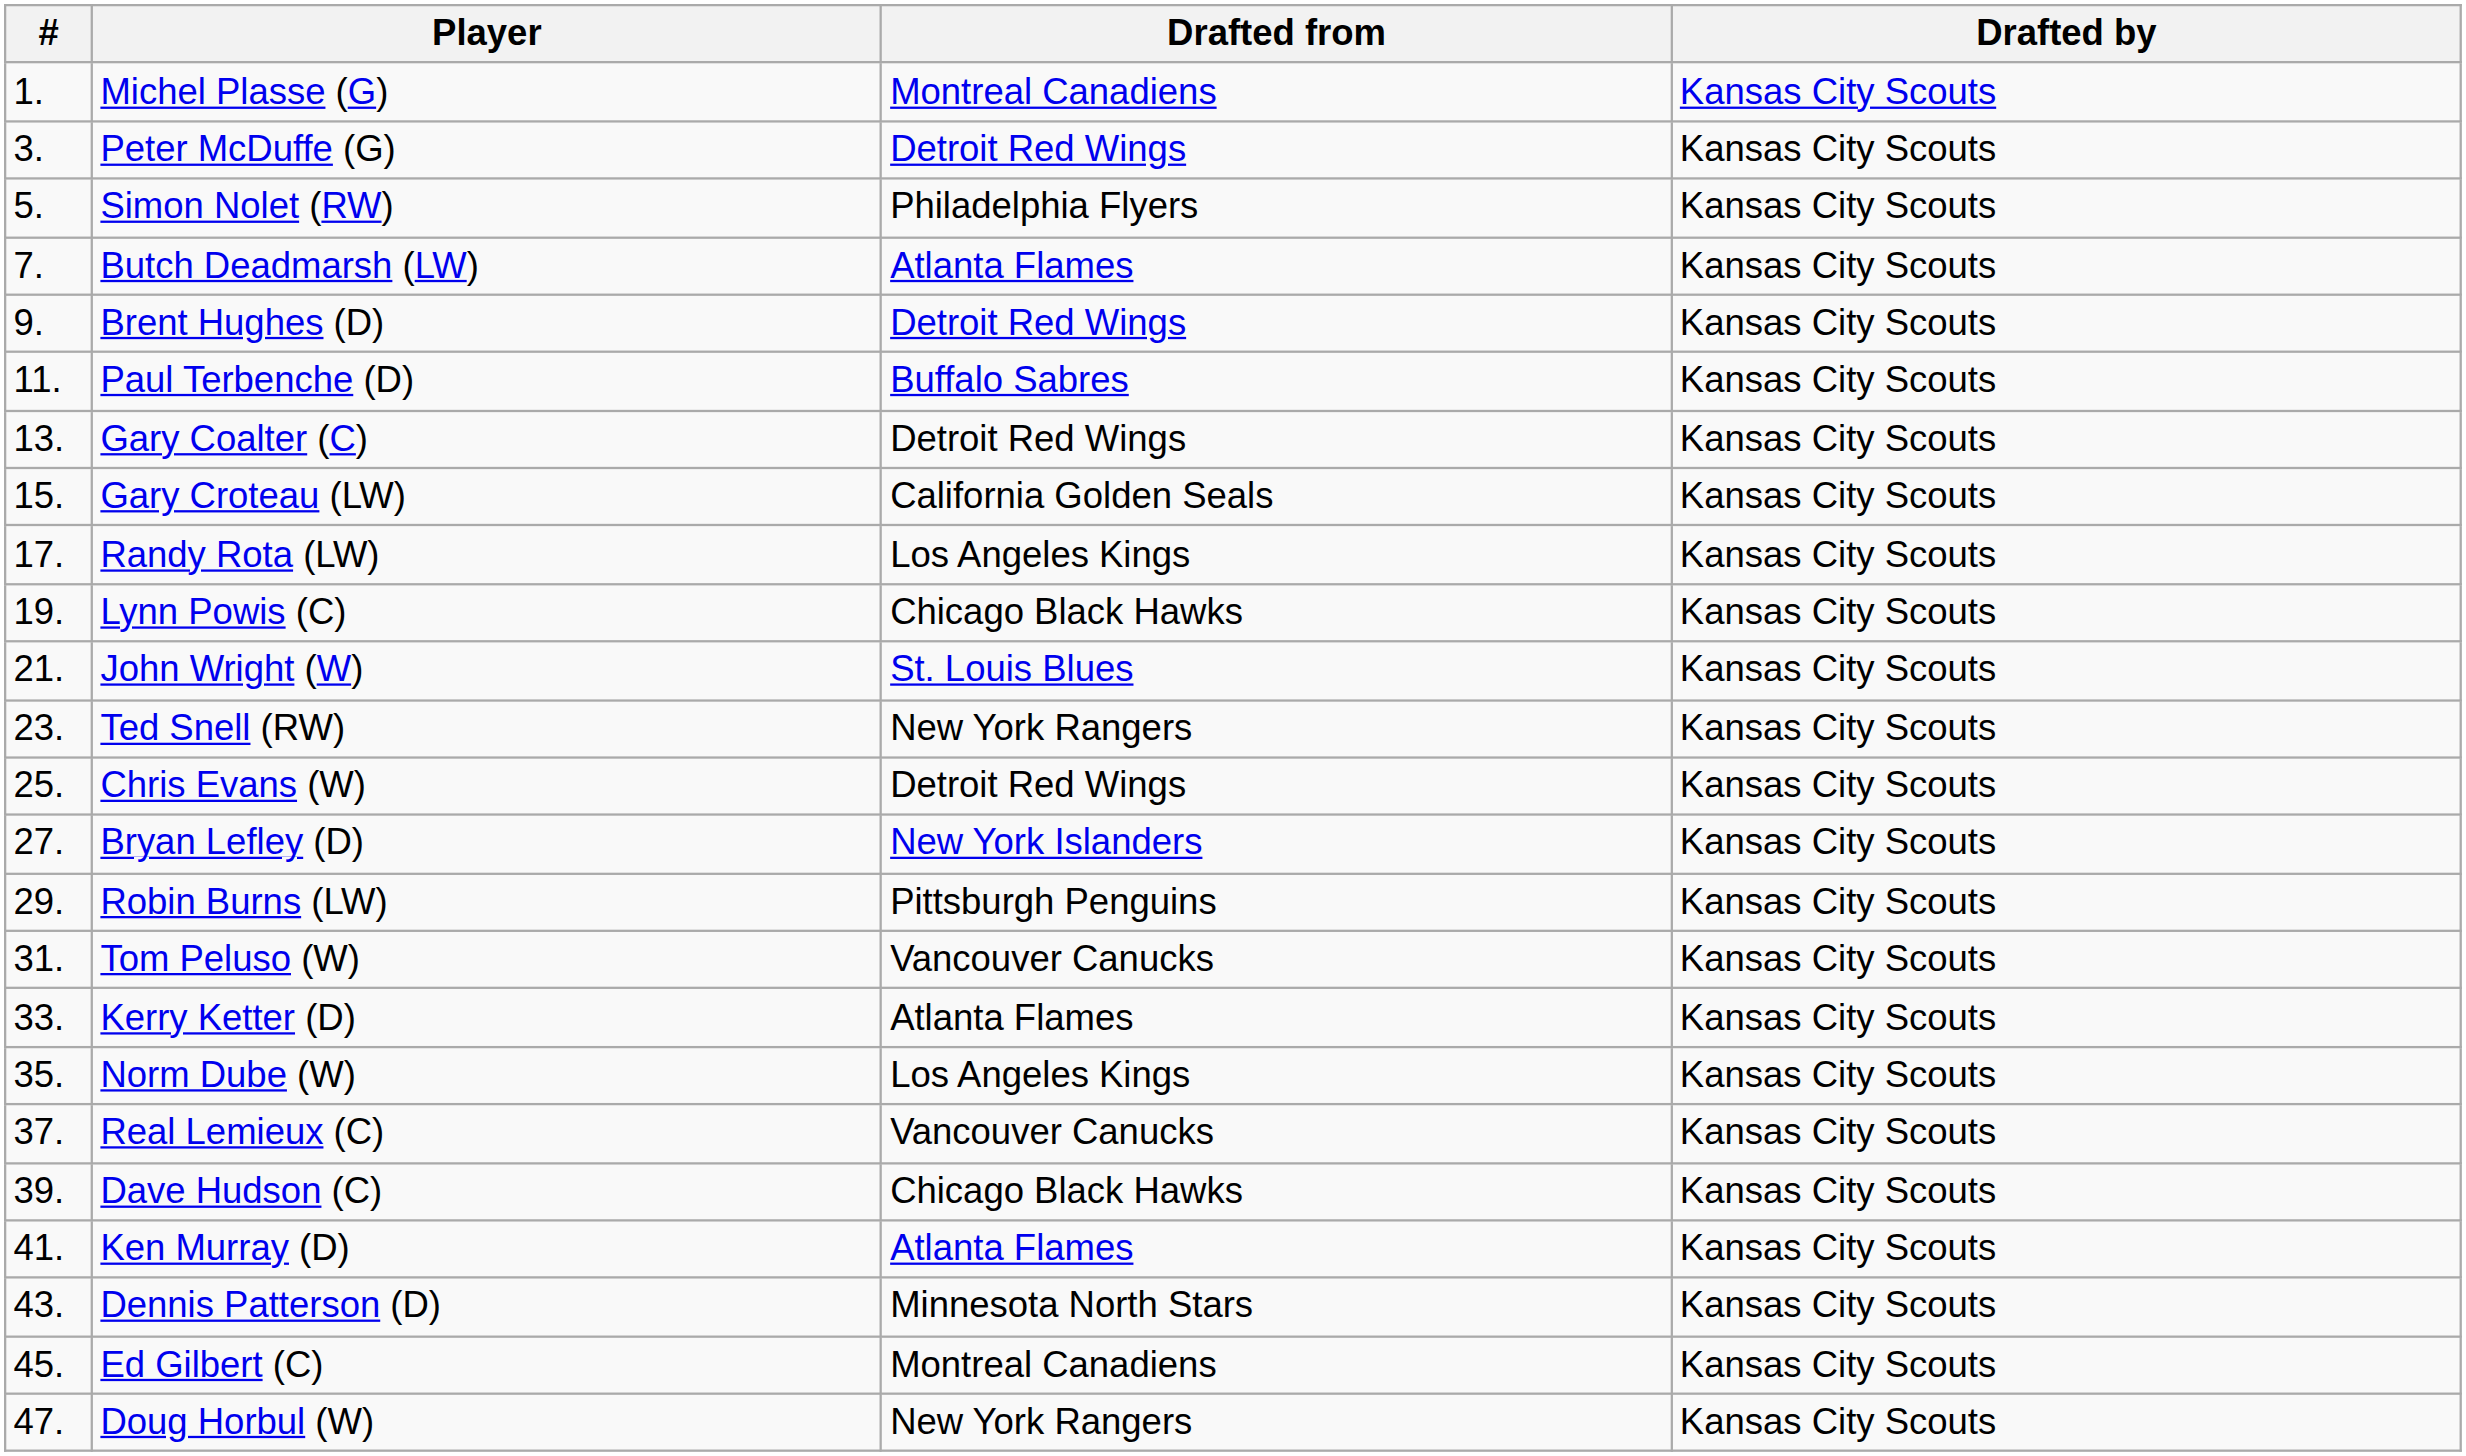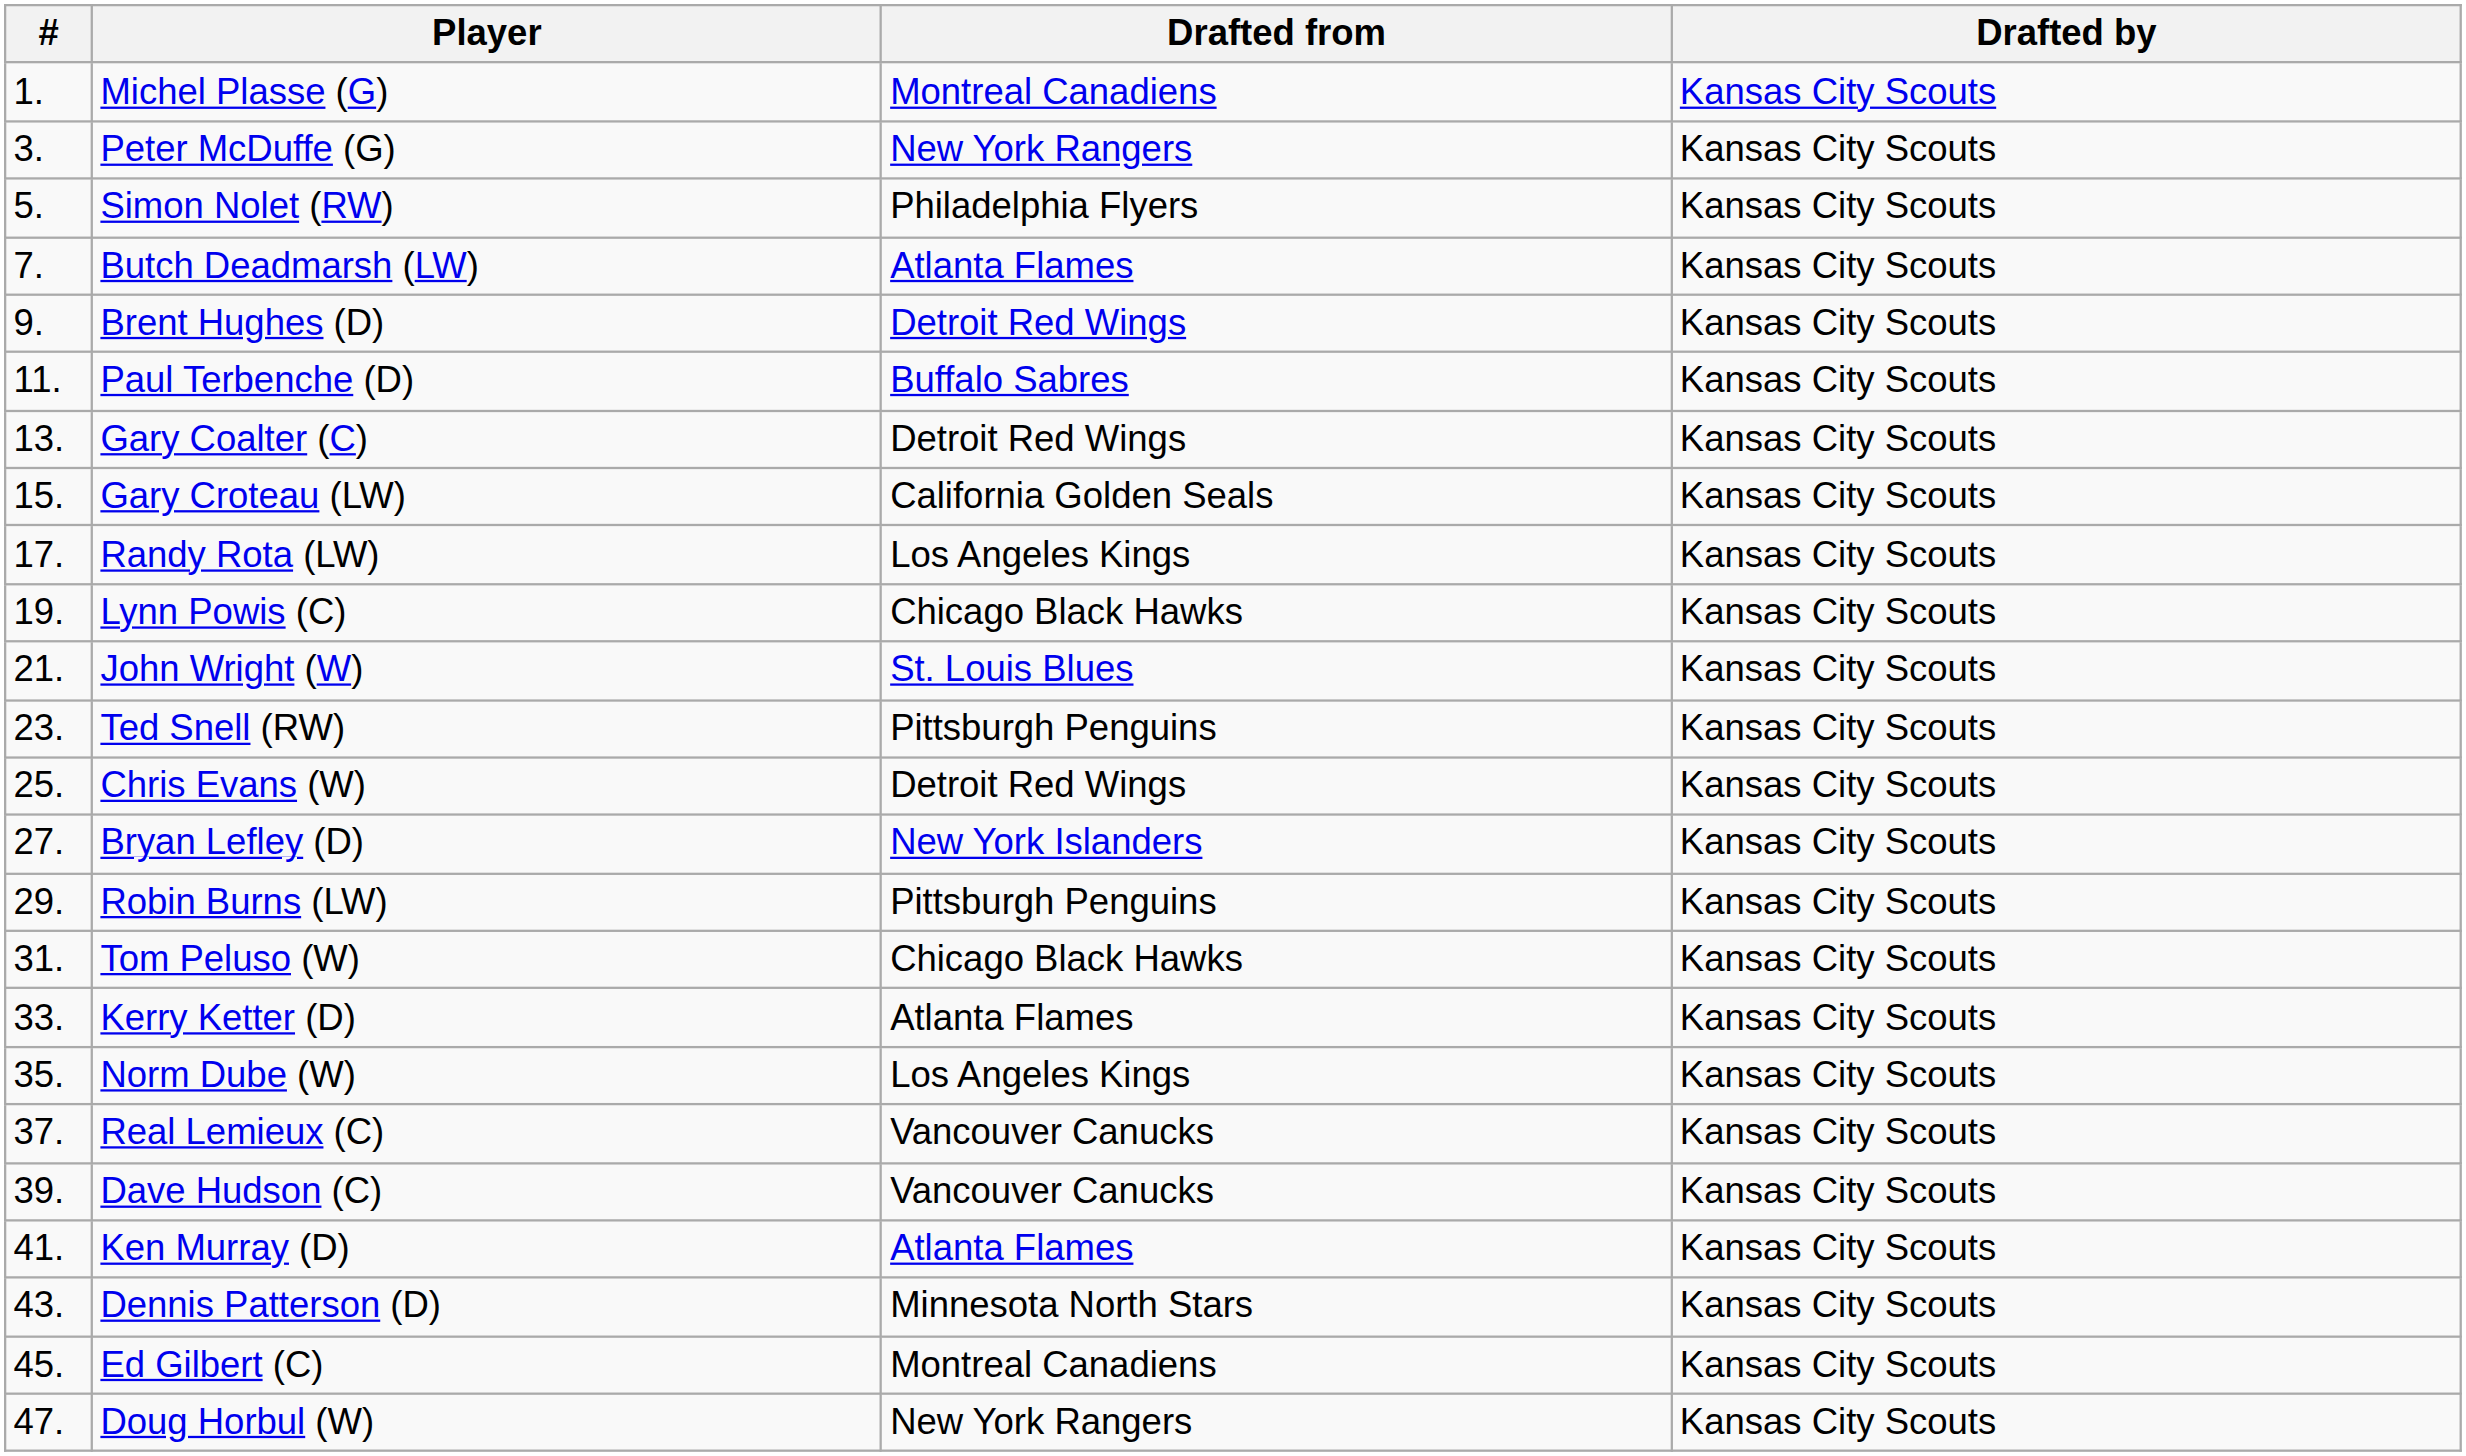(1038, 149) Detroit Red Wings -> (1041, 149) New York Rangers
(1041, 727) New York Rangers -> (1053, 727) Pittsburgh Penguins
(1052, 959) Vancouver Canucks -> (1067, 959) Chicago Black Hawks
(1067, 1190) Chicago Black Hawks -> (1052, 1190) Vancouver Canucks
